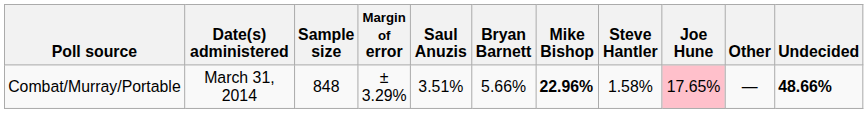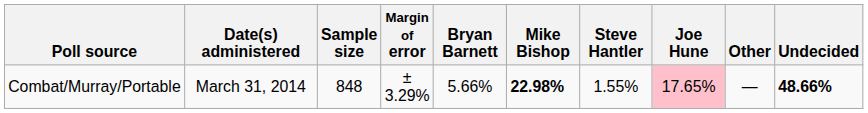- column: (441, 43)
(566, 86) 22.96% -> (537, 86) 22.98%
(630, 86) 1.58% -> (616, 86) 1.55%
